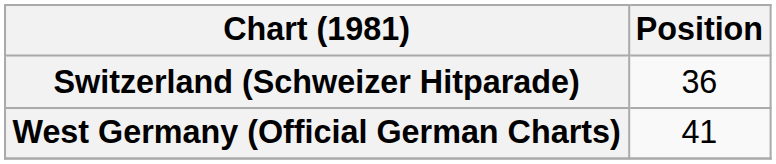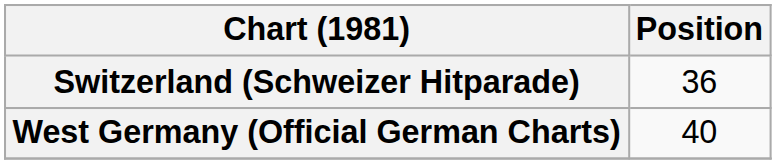(699, 132) 41 -> (699, 132) 40
